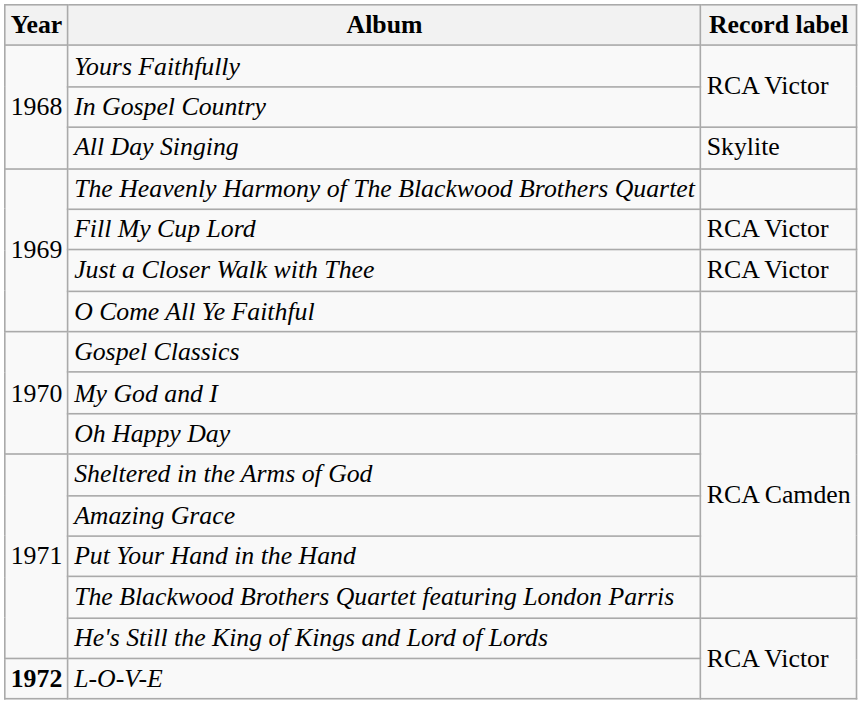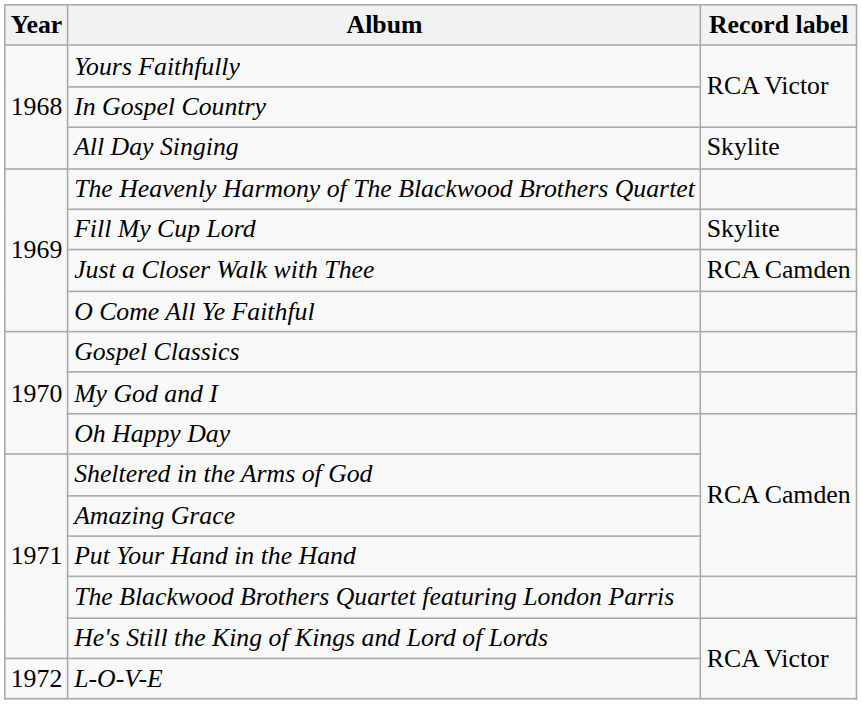(768, 229) RCA Victor -> (743, 229) Skylite
(768, 270) RCA Victor -> (779, 270) RCA Camden
(37, 678) bold -> (37, 678) normal
